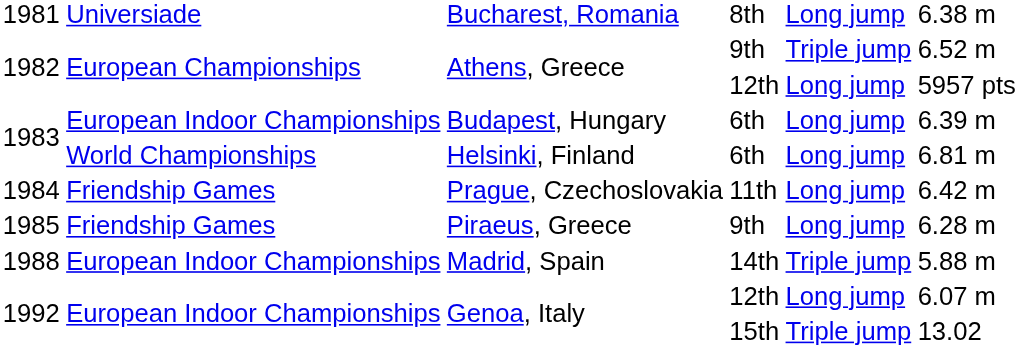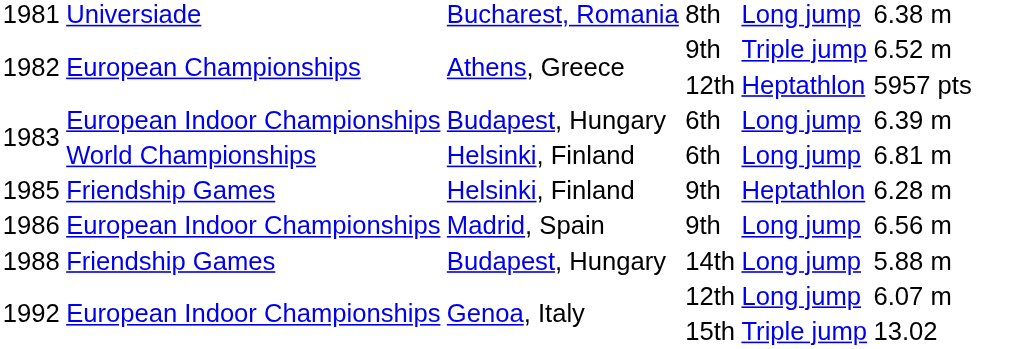(845, 85) Long jump -> (803, 85) Heptathlon
- row: (31, 190)
(539, 226) Piraeus, Greece -> (541, 190) Helsinki, Finland
(845, 226) Long jump -> (803, 190) Heptathlon
+ row: (31, 226)
(253, 261) European Indoor Championships -> (171, 261) Friendship Games
(526, 261) Madrid, Spain -> (556, 261) Budapest, Hungary
(848, 261) Triple jump -> (801, 261) Long jump
